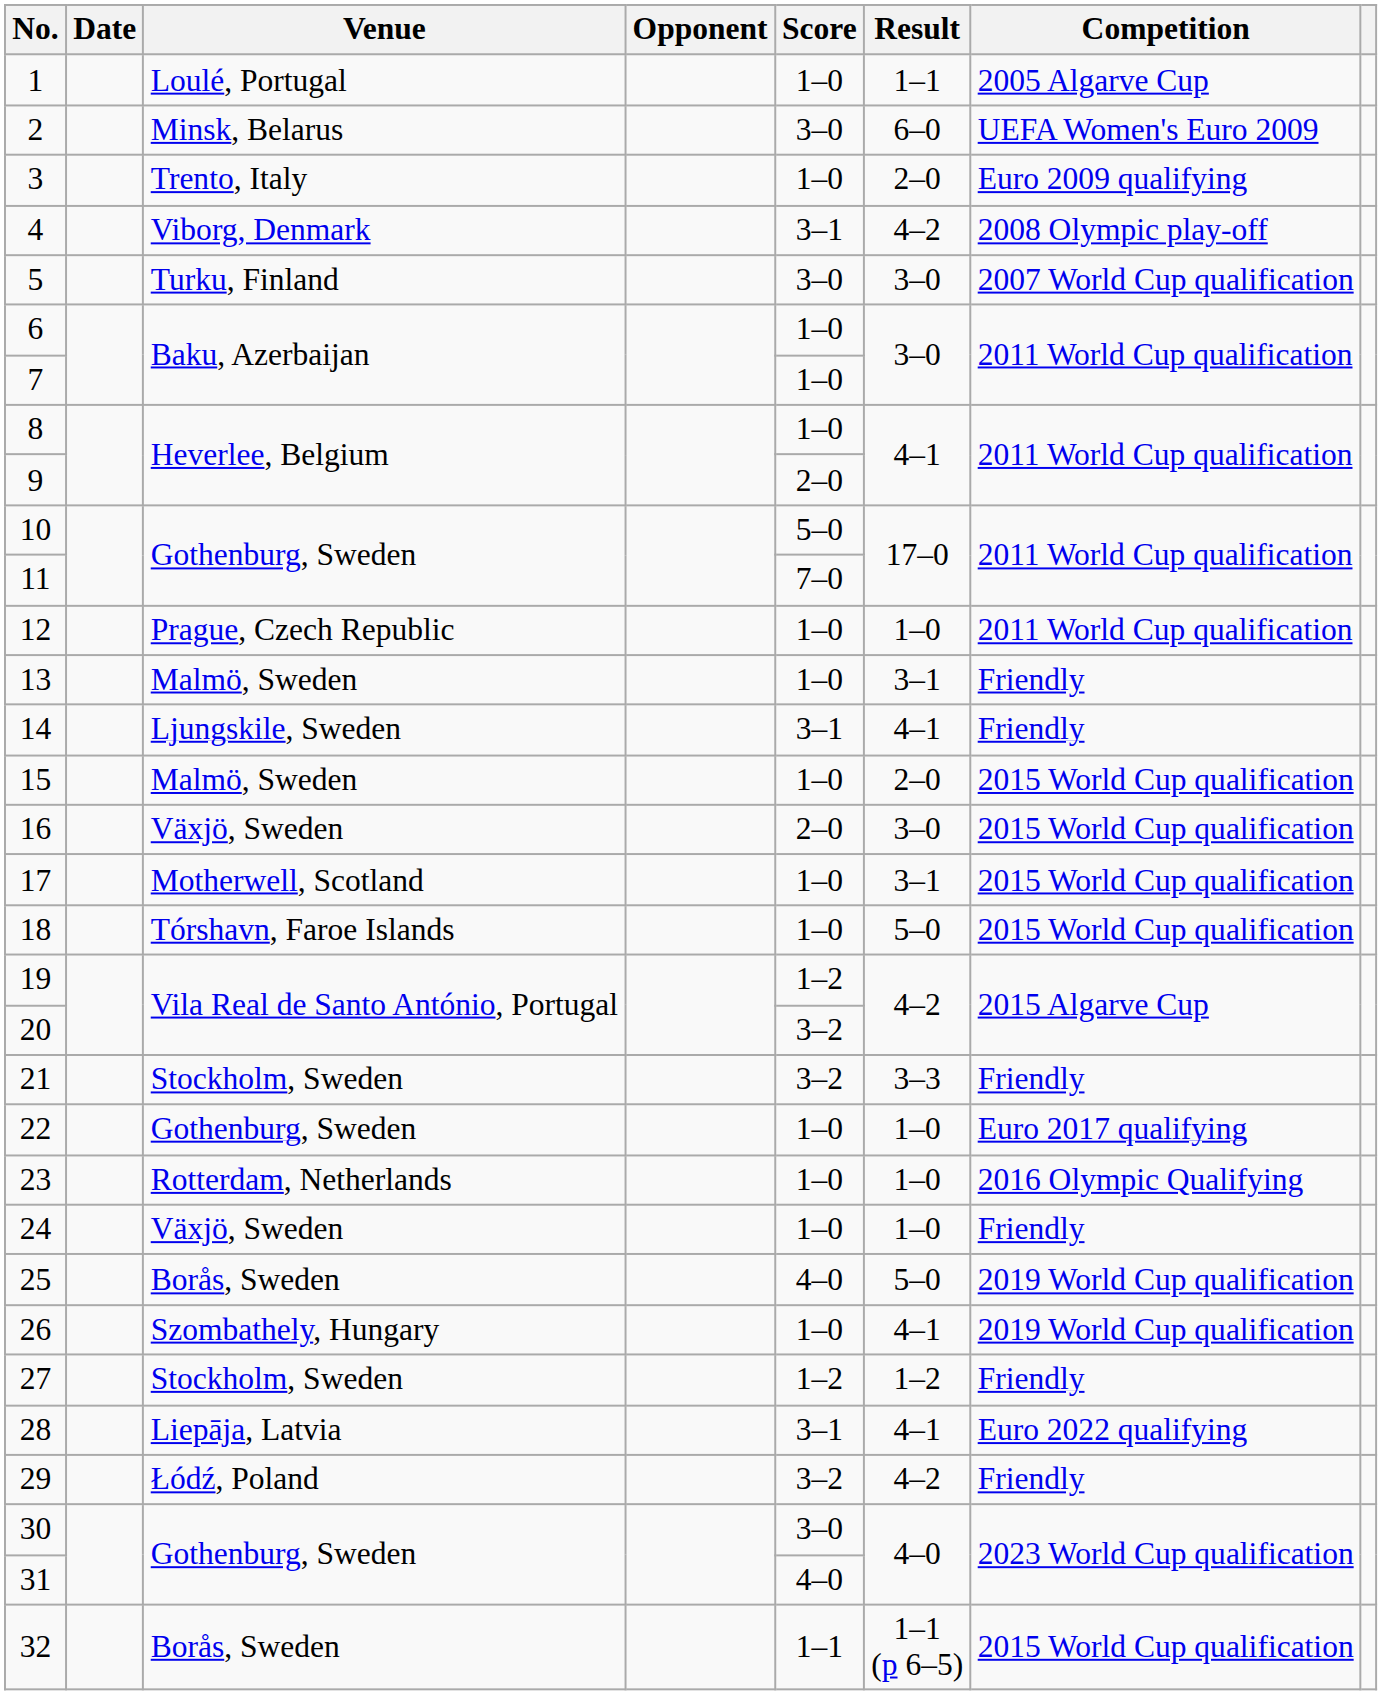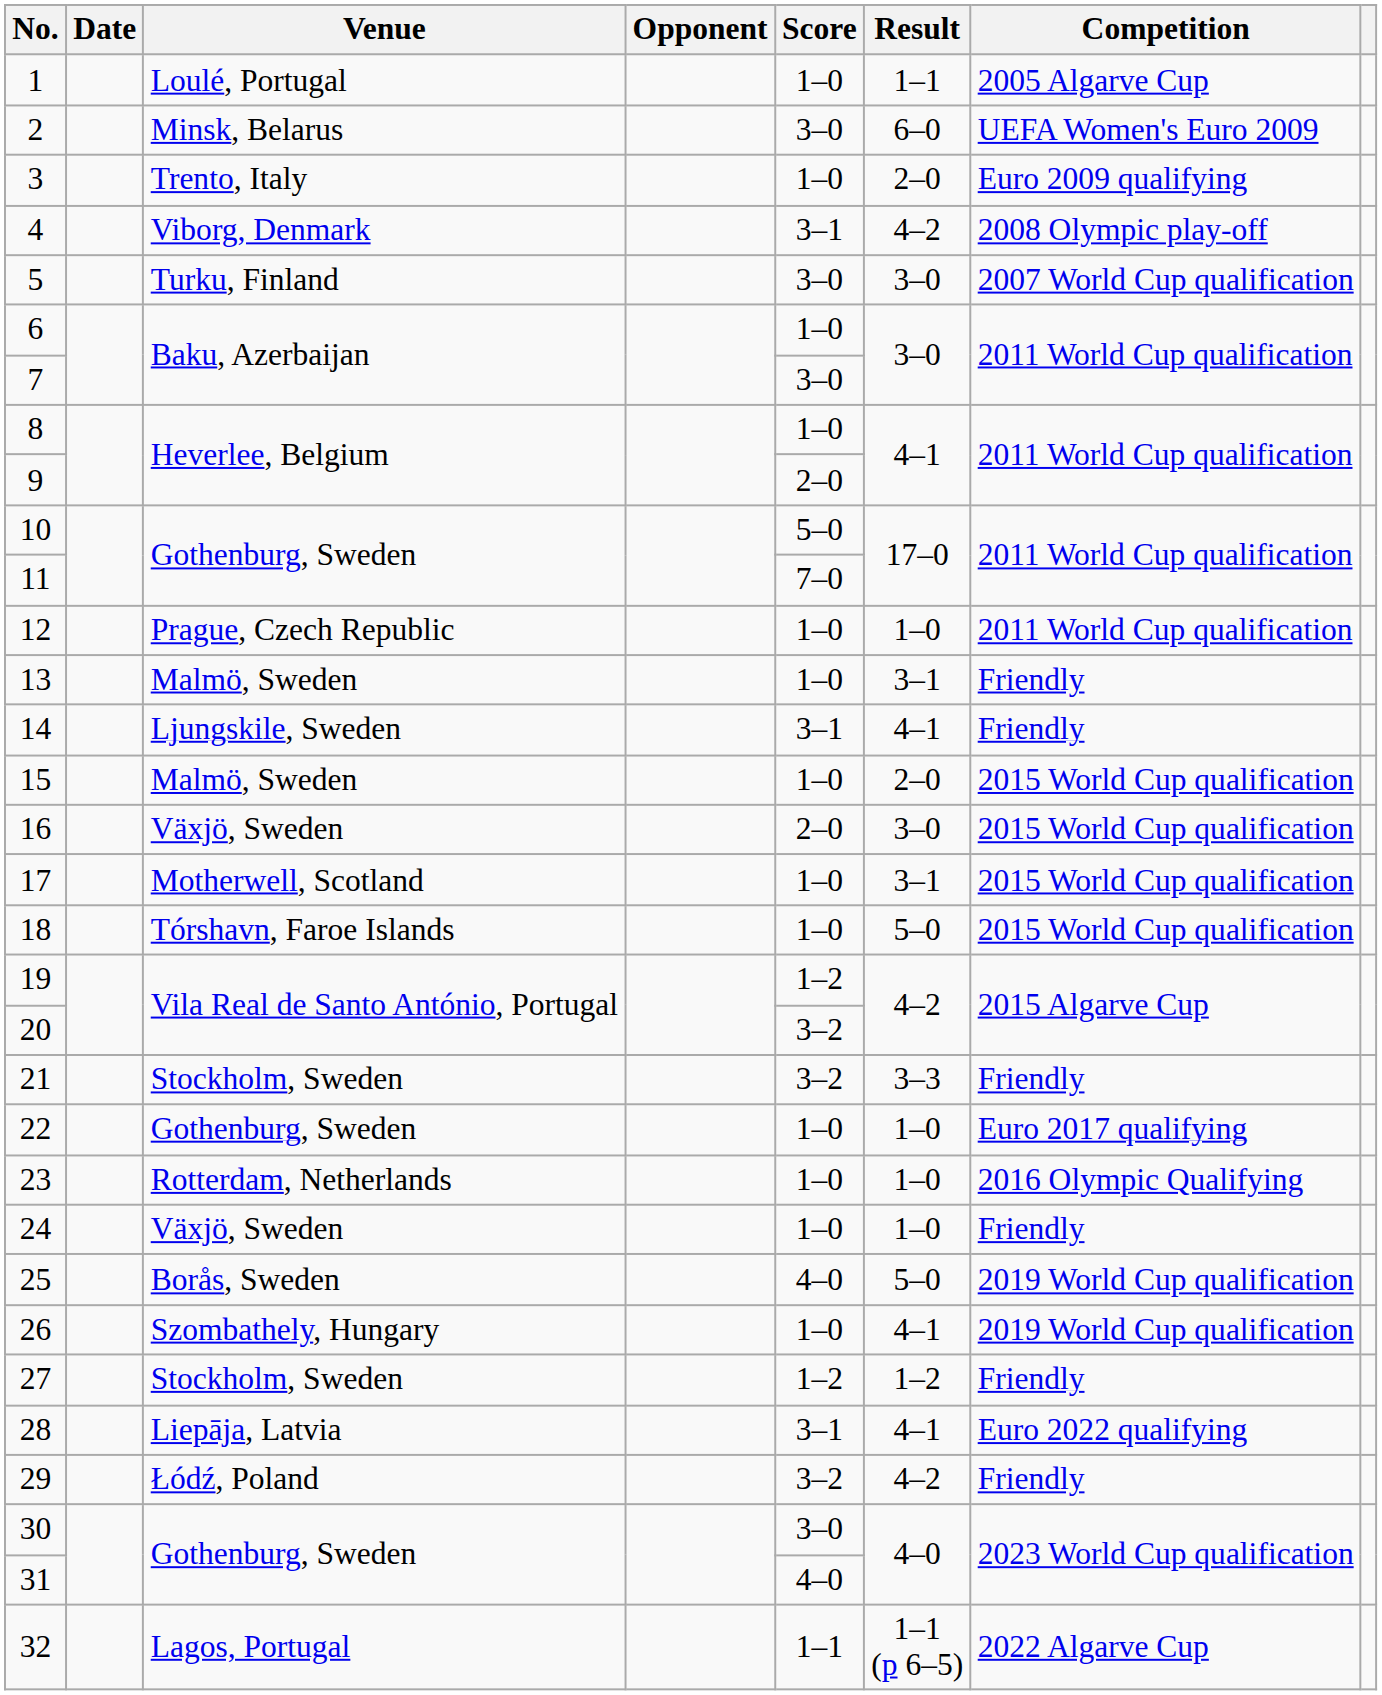(819, 379) 1–0 -> (819, 379) 3–0
(245, 1646) Borås, Sweden -> (251, 1646) Lagos, Portugal
(1166, 1646) 2015 World Cup qualification -> (1093, 1646) 2022 Algarve Cup
